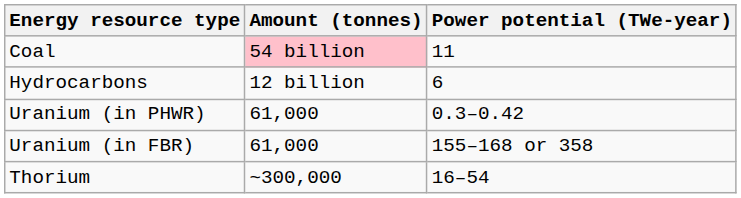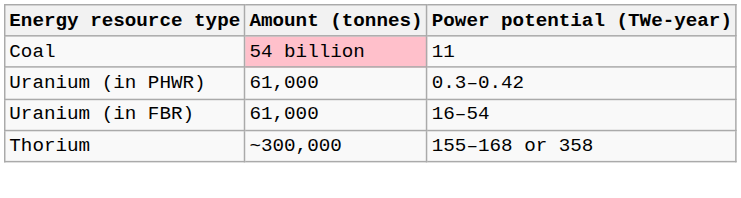- row: (79, 83)
(513, 146) 155–168 or 358 -> (461, 114) 16–54
(461, 177) 16–54 -> (513, 146) 155–168 or 358
